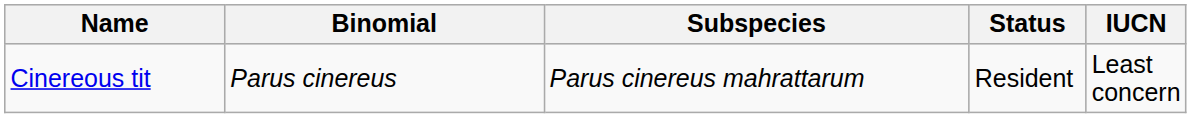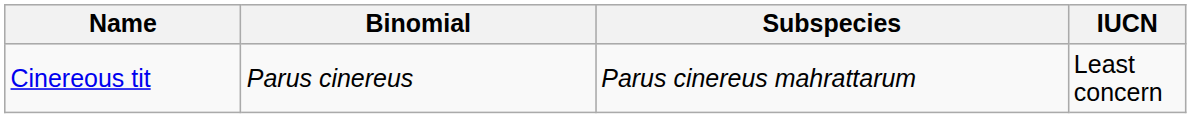- column: (1027, 24)
